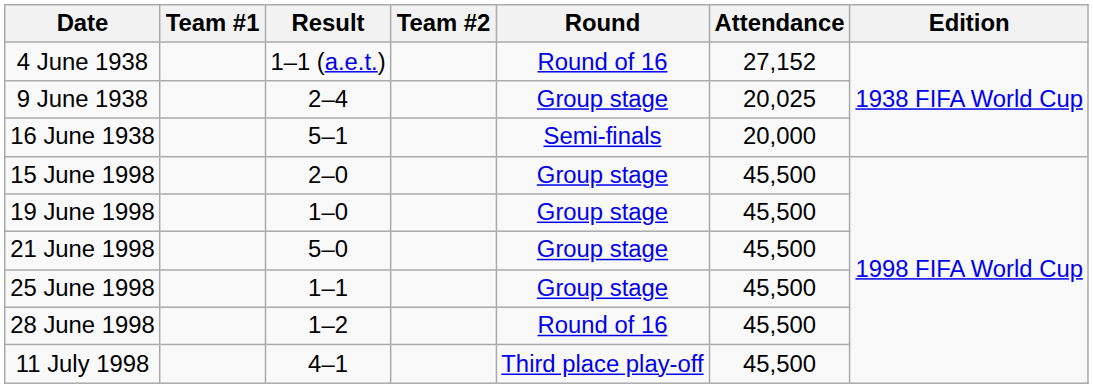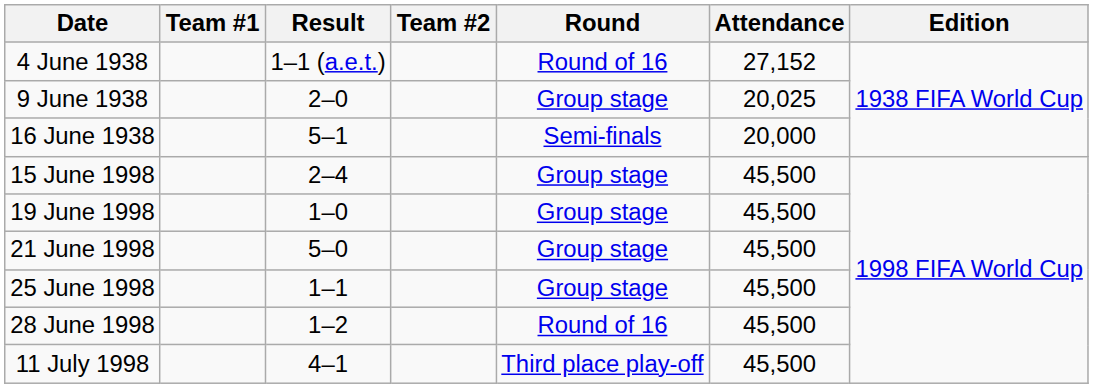(328, 99) 2–4 -> (328, 99) 2–0
(328, 174) 2–0 -> (328, 174) 2–4
